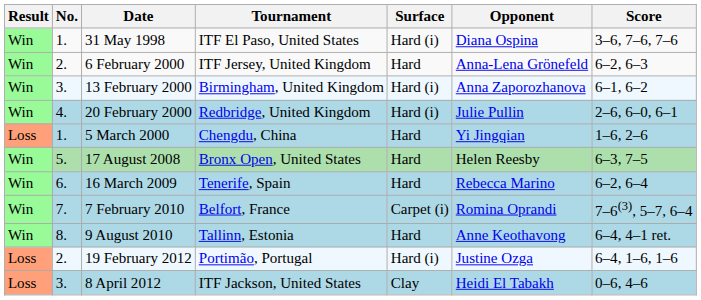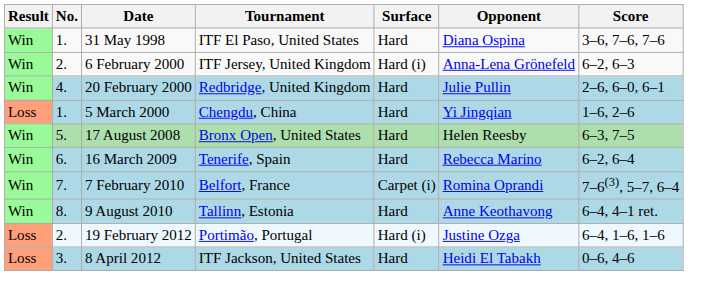(415, 40) Hard (i) -> (393, 40) Hard
(406, 64) Hard -> (402, 64) Hard (i)
- row: (138, 87)
(415, 111) Hard (i) -> (393, 87) Hard
(405, 282) Clay -> (393, 259) Hard
